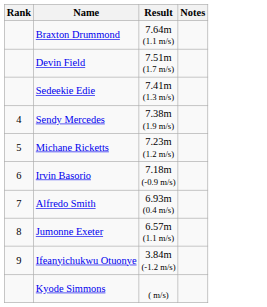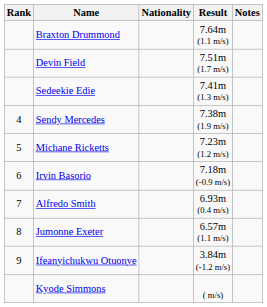+ column: (166, 12)
